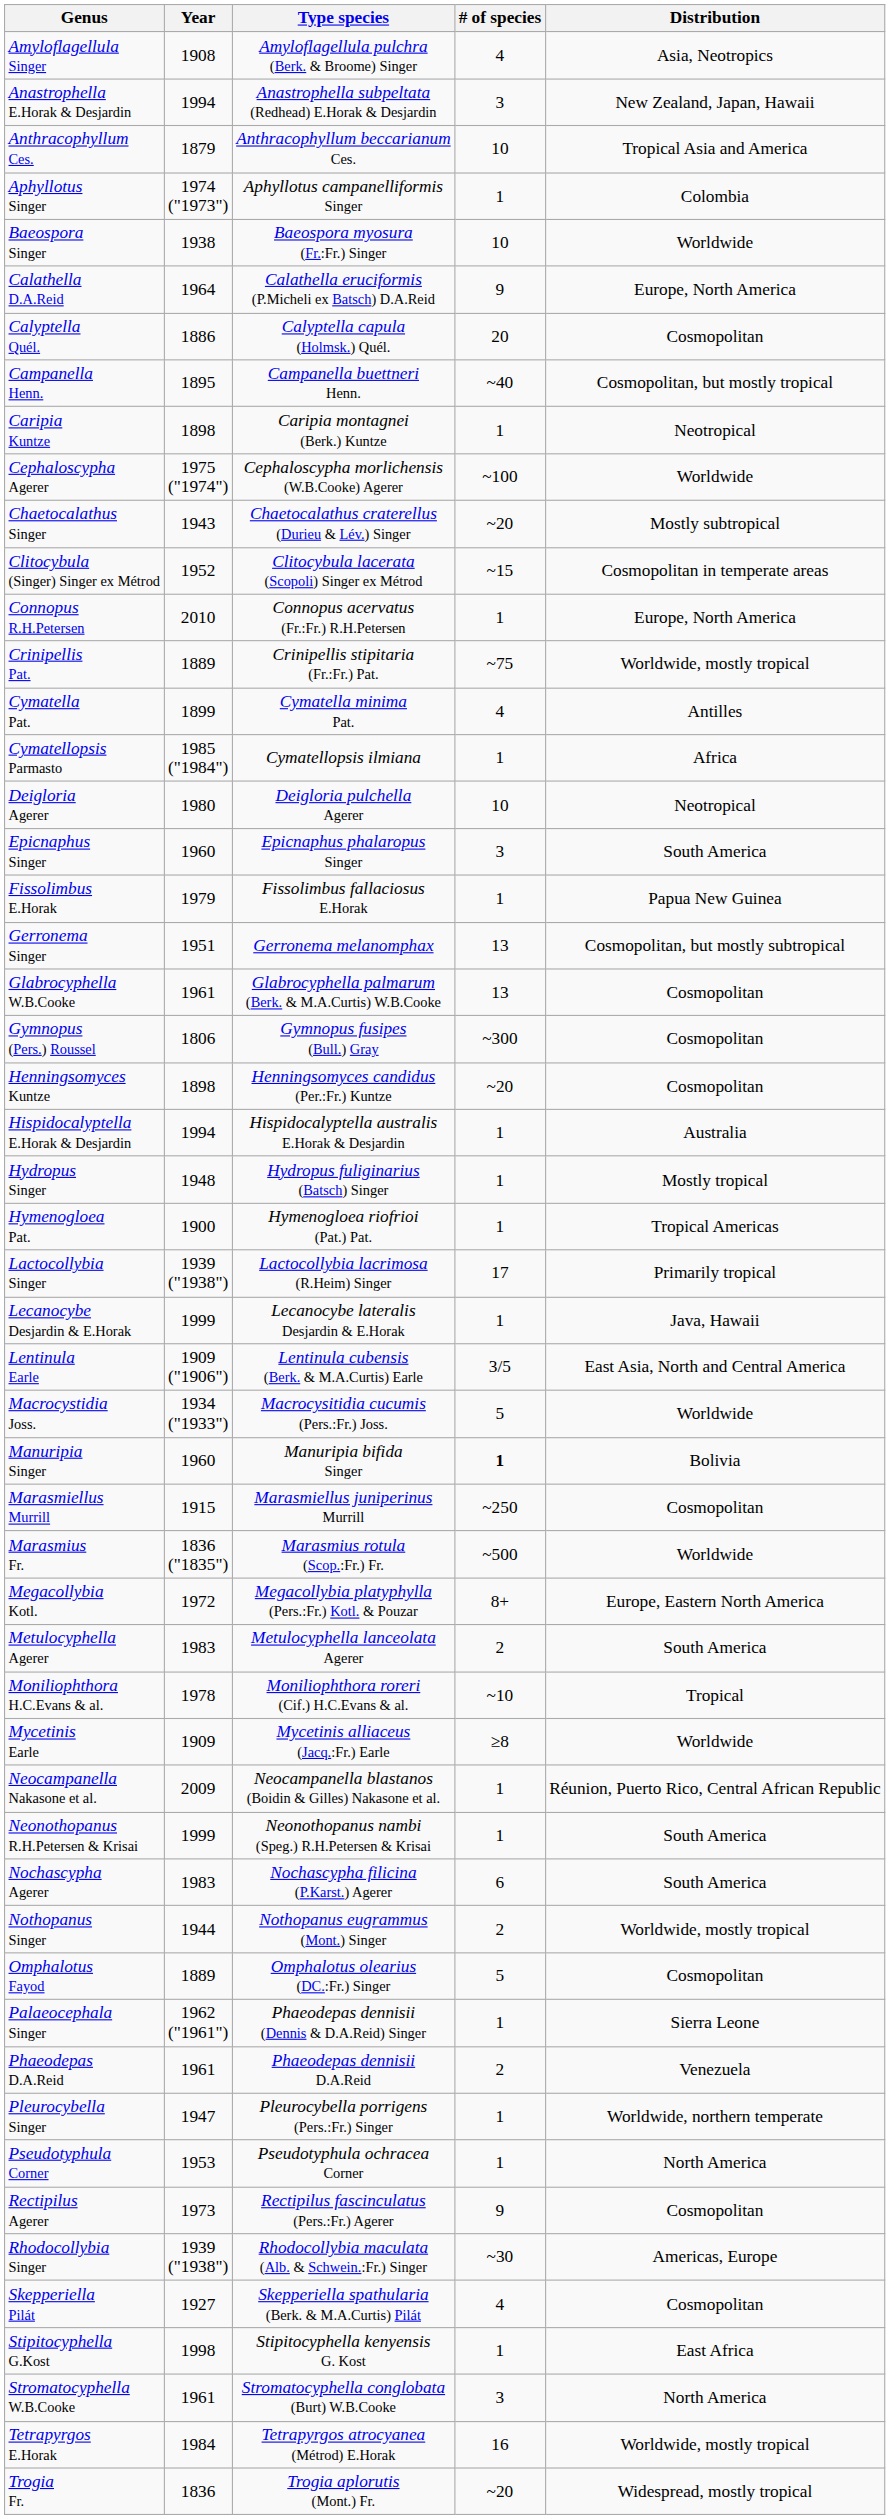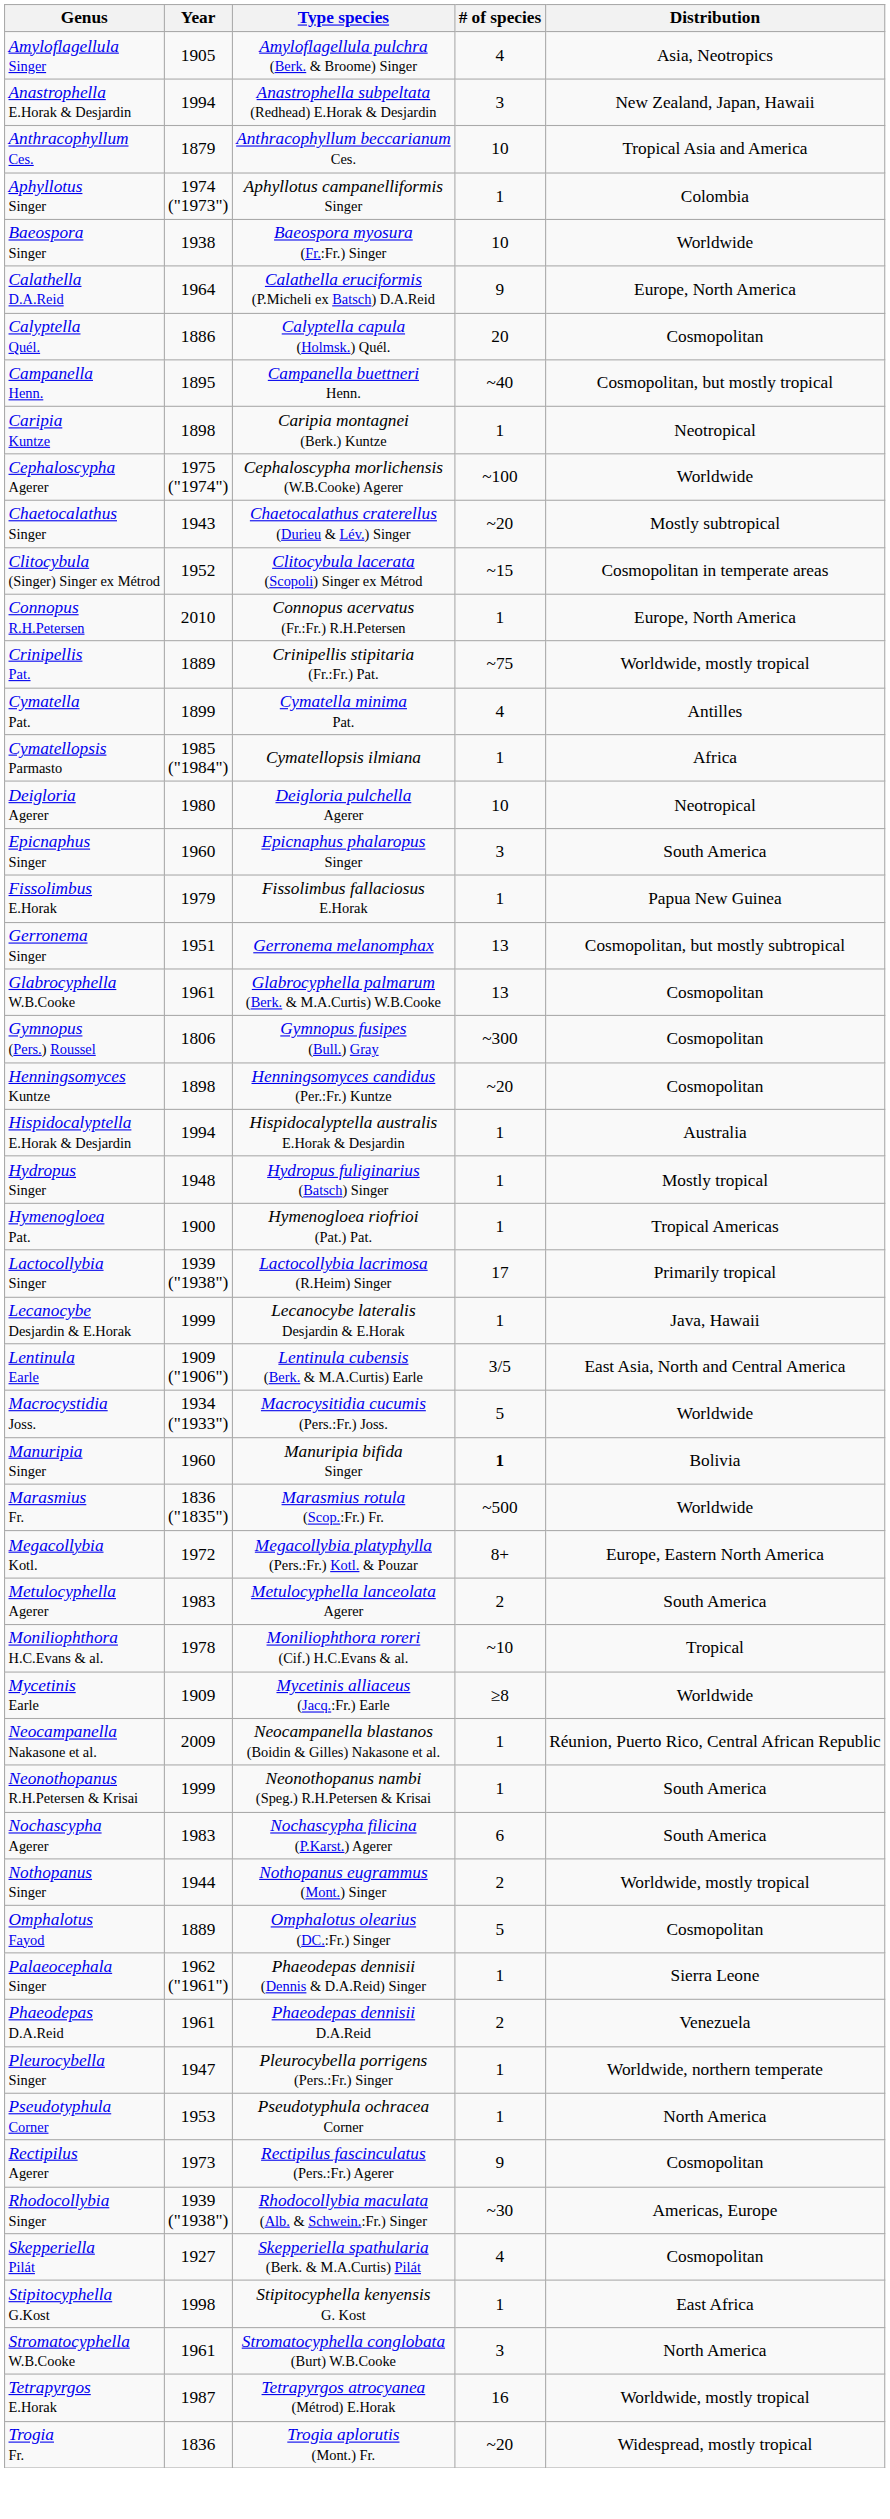(198, 55) 1908 -> (198, 55) 1905
- row: (56, 1507)
(198, 2444) 1984 -> (198, 2397) 1987
